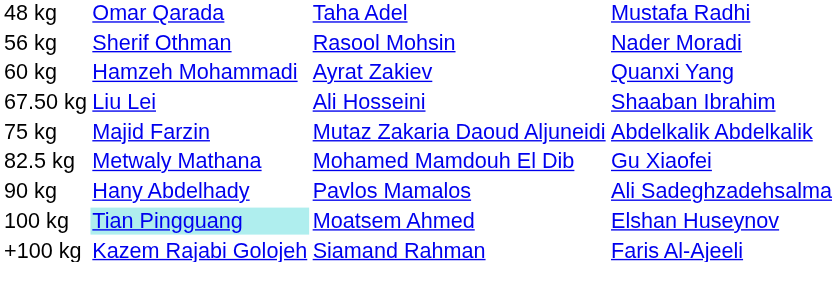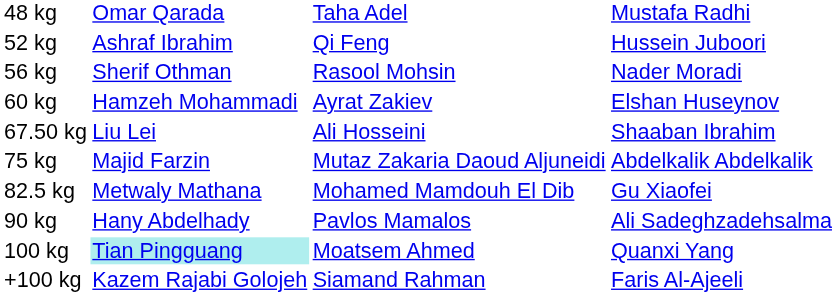+ row: (30, 42)
(672, 72) Quanxi Yang -> (695, 102) Elshan Huseynov
(695, 220) Elshan Huseynov -> (672, 250) Quanxi Yang
